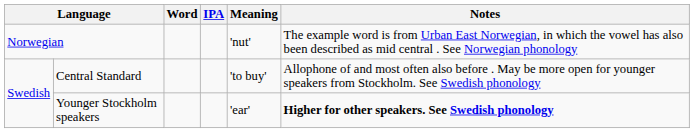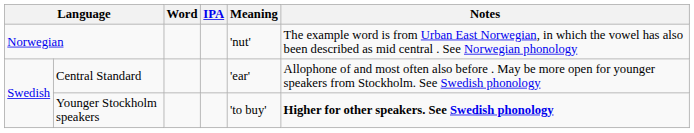(248, 75) 'to buy' -> (240, 75) 'ear'
(240, 110) 'ear' -> (248, 110) 'to buy'
